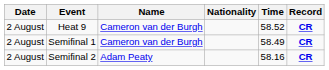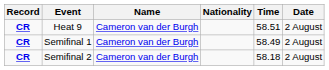columns swapped: (25, 12) <-> (306, 12)
(273, 27) 58.52 -> (268, 27) 58.51
(126, 57) Adam Peaty -> (147, 57) Cameron van der Burgh
(273, 57) 58.16 -> (268, 57) 58.18
